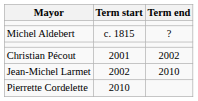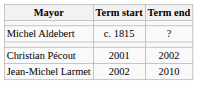- row: (47, 88)
